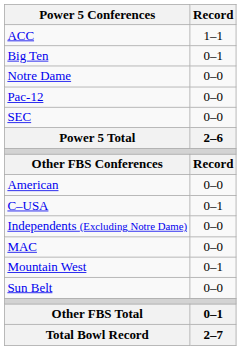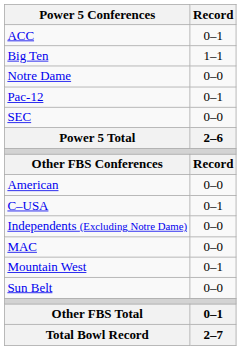(213, 35) 1–1 -> (213, 35) 0–1
(213, 55) 0–1 -> (213, 55) 1–1
(213, 96) 0–0 -> (213, 96) 0–1
